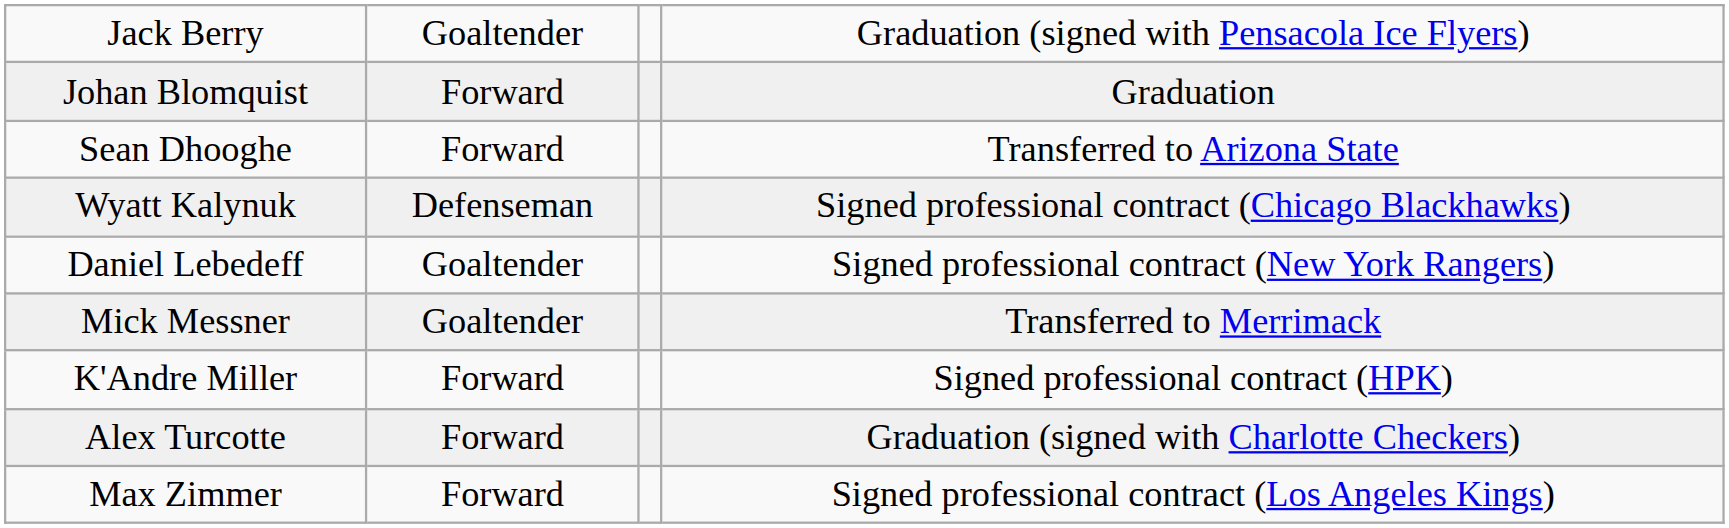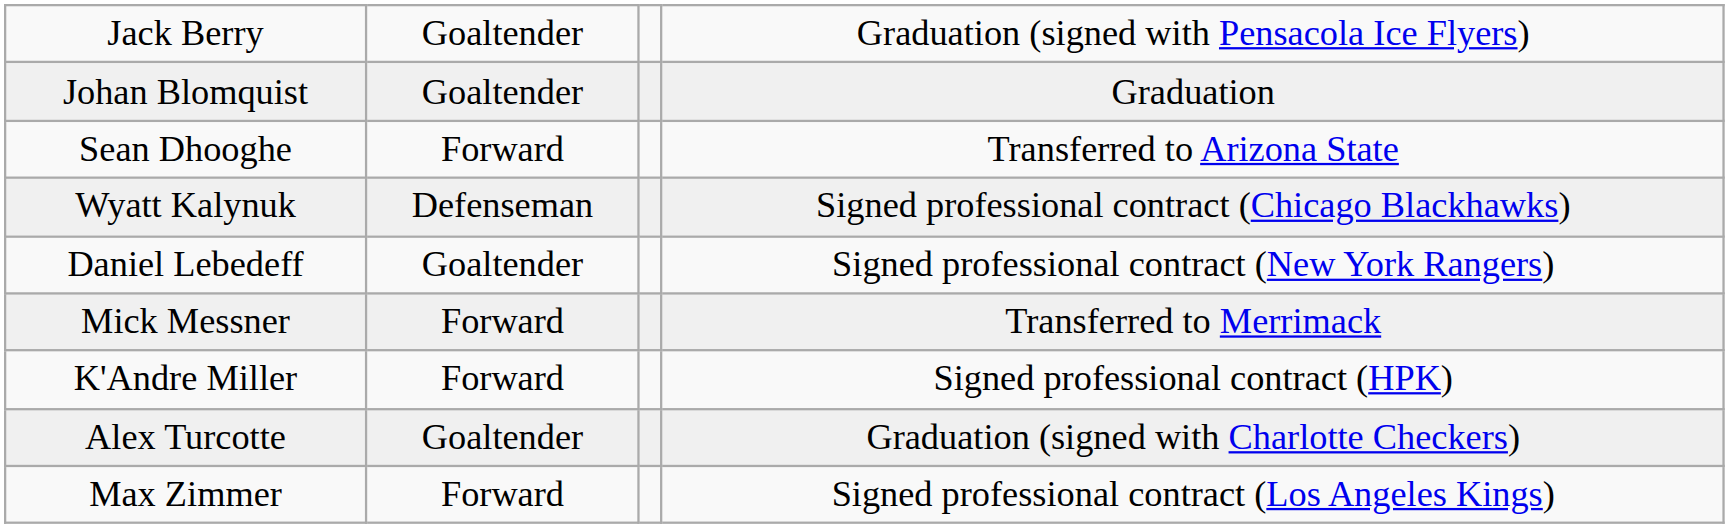(502, 90) Forward -> (502, 90) Goaltender
(502, 321) Goaltender -> (502, 321) Forward
(502, 436) Forward -> (502, 436) Goaltender
